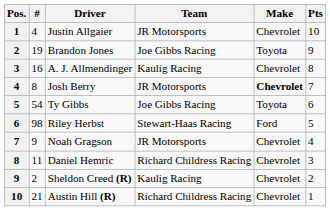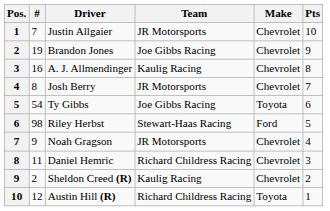(34, 32) 4 -> (34, 32) 7
(272, 50) Toyota -> (278, 50) Chevrolet
(280, 87) bold -> (278, 87) normal
(37, 196) 21 -> (37, 196) 12
(278, 196) Chevrolet -> (272, 196) Toyota
